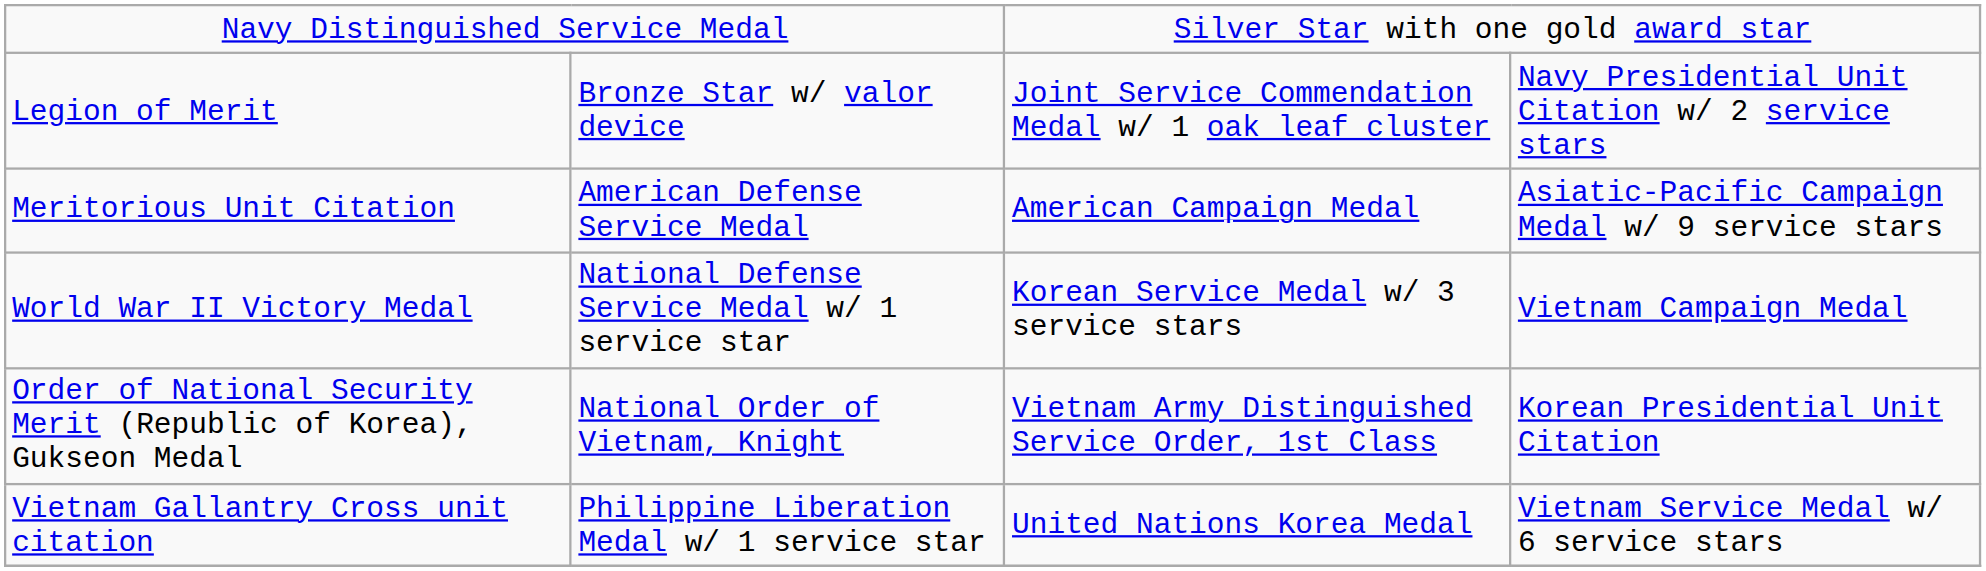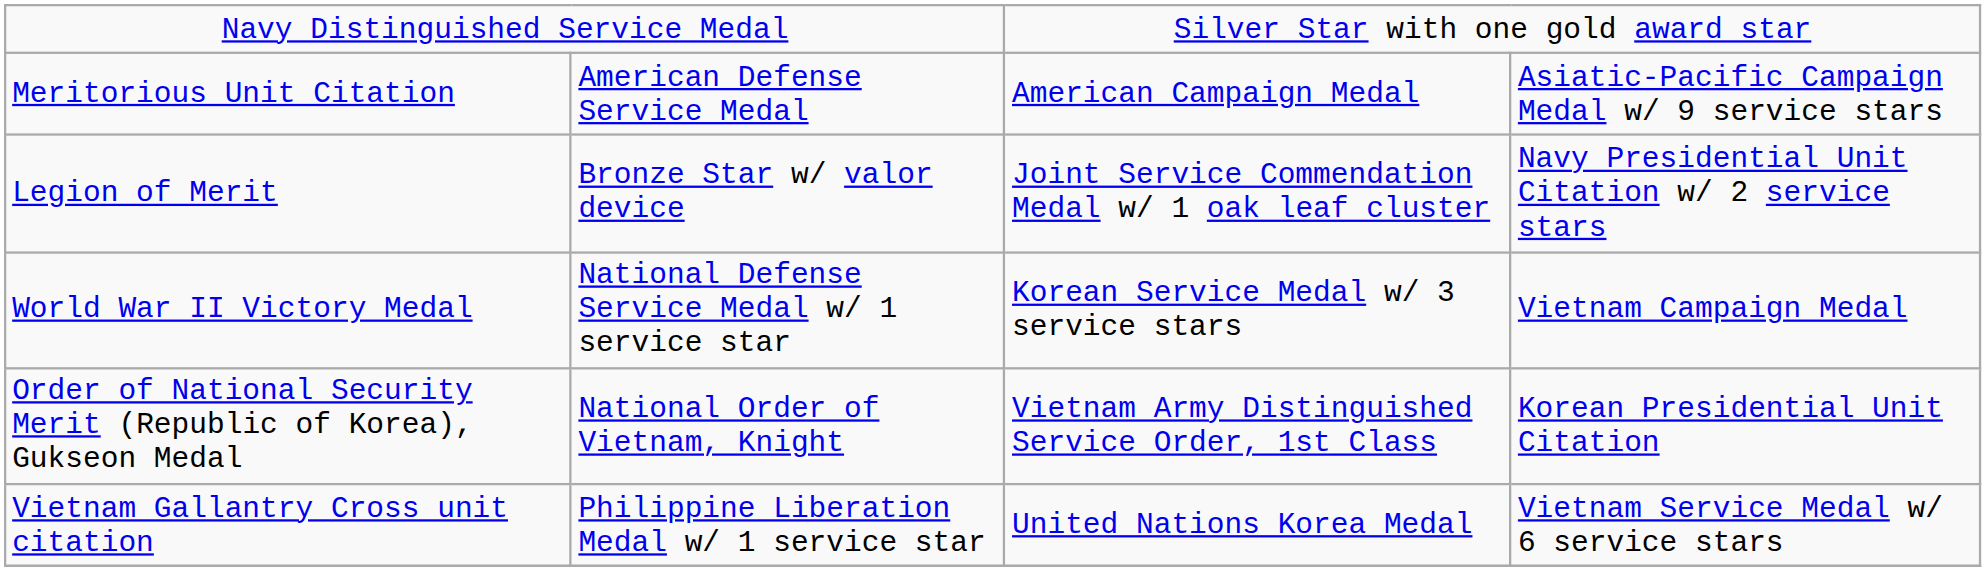rows swapped: (145, 111) <-> (234, 210)
